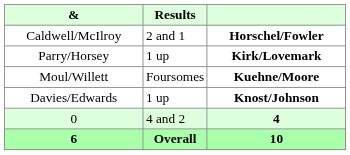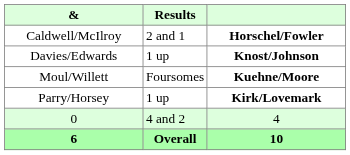rows swapped: (74, 97) <-> (74, 56)
(276, 118) bold -> (276, 118) normal
